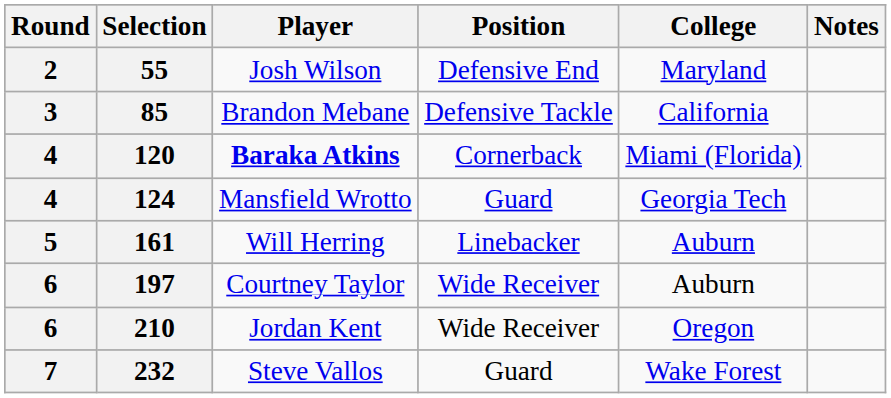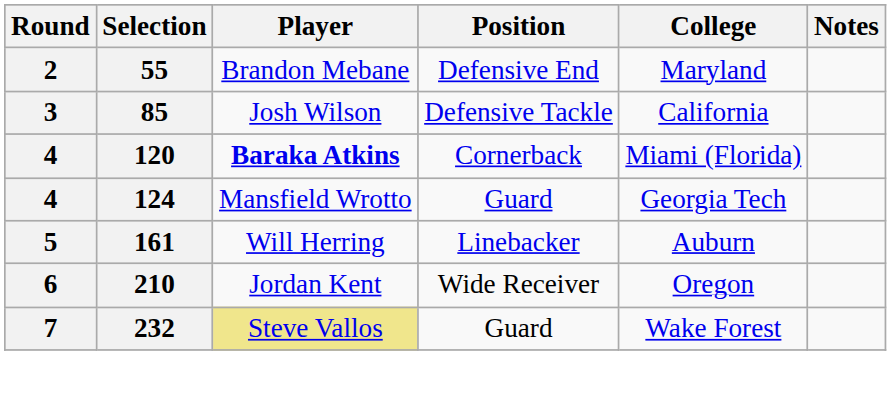(315, 69) Josh Wilson -> (315, 69) Brandon Mebane
(315, 112) Brandon Mebane -> (315, 112) Josh Wilson
- row: (154, 284)
(315, 371) no background -> (315, 328) khaki background
